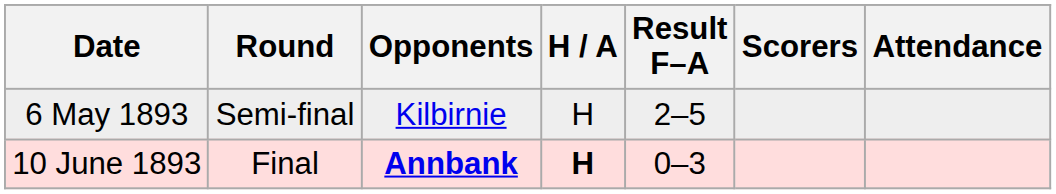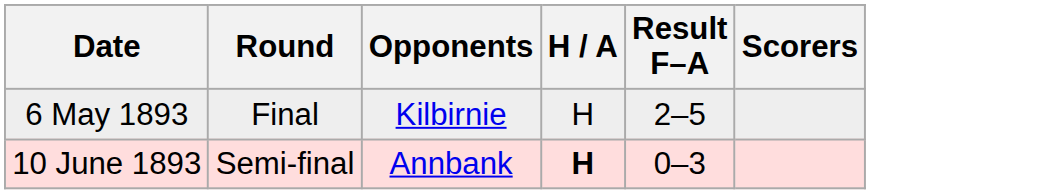- column: (957, 46)
(285, 113) Semi-final -> (285, 113) Final
(285, 163) Final -> (285, 163) Semi-final
(451, 163) bold -> (451, 163) normal
